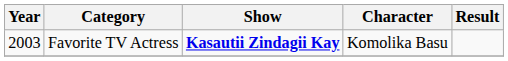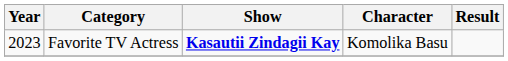(24, 42) 2003 -> (24, 42) 2023
